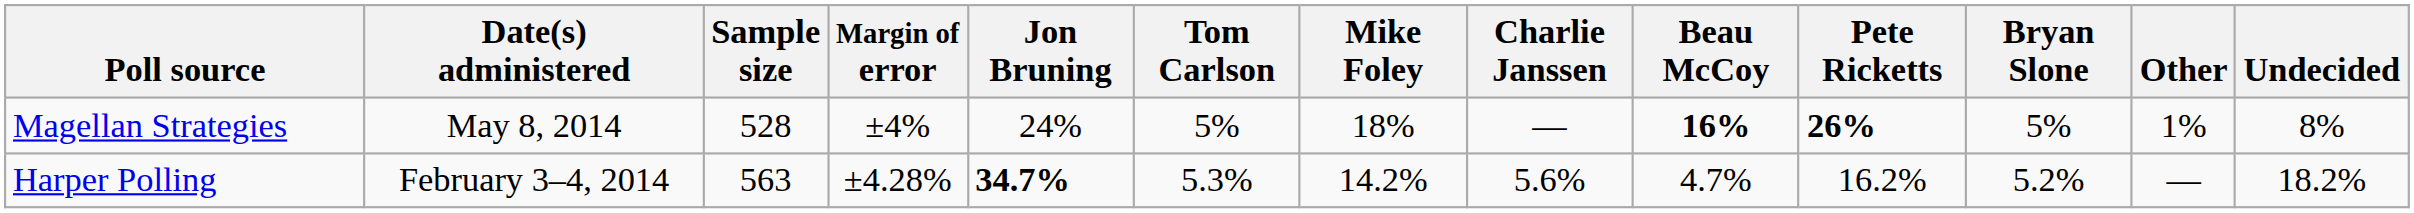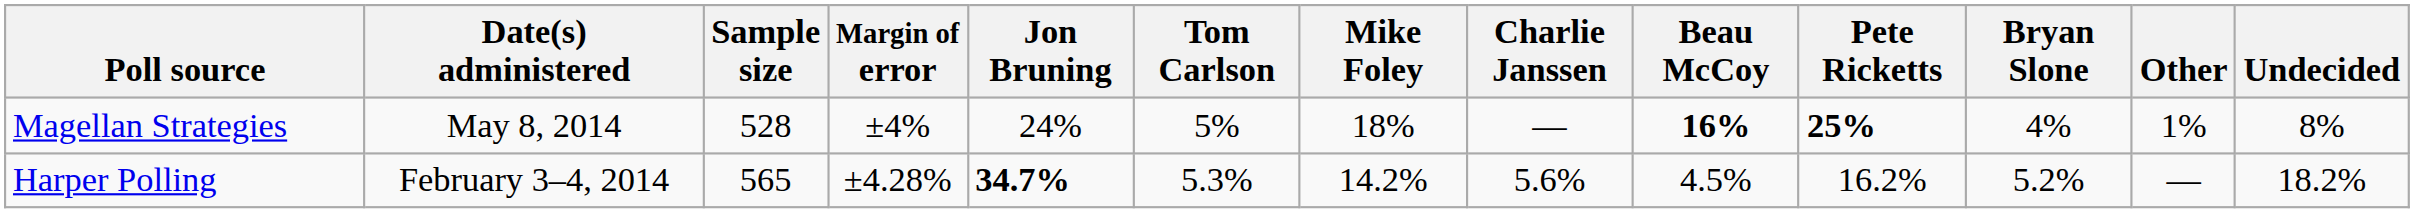(1841, 125) 26% -> (1841, 125) 25%
(2049, 125) 5% -> (2049, 125) 4%
(766, 179) 563 -> (766, 179) 565
(1716, 179) 4.7% -> (1716, 179) 4.5%
